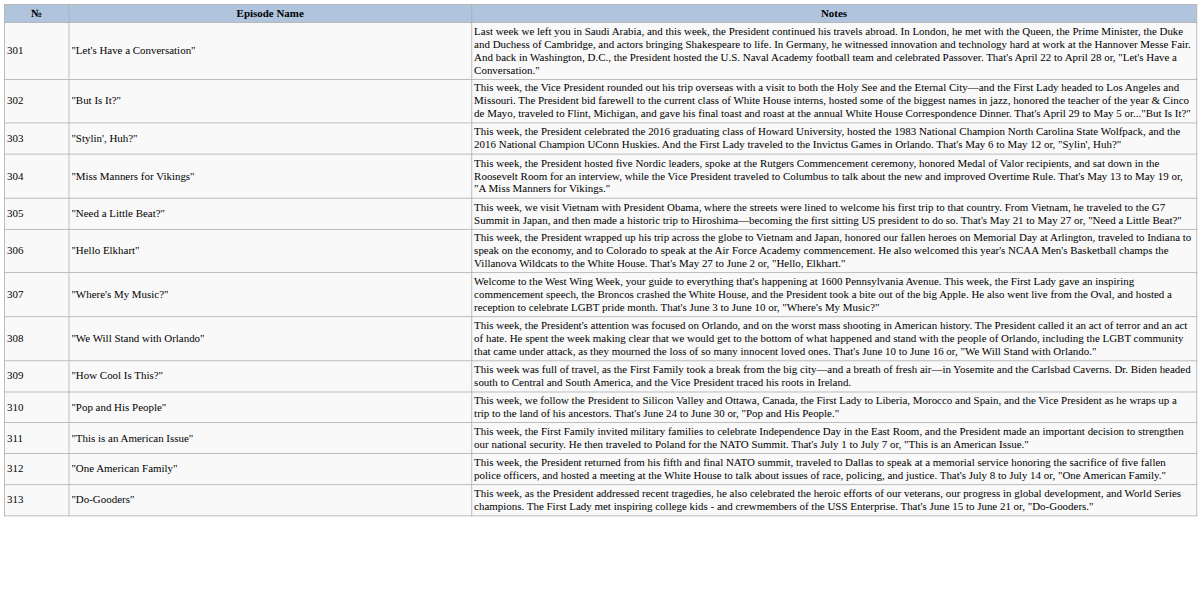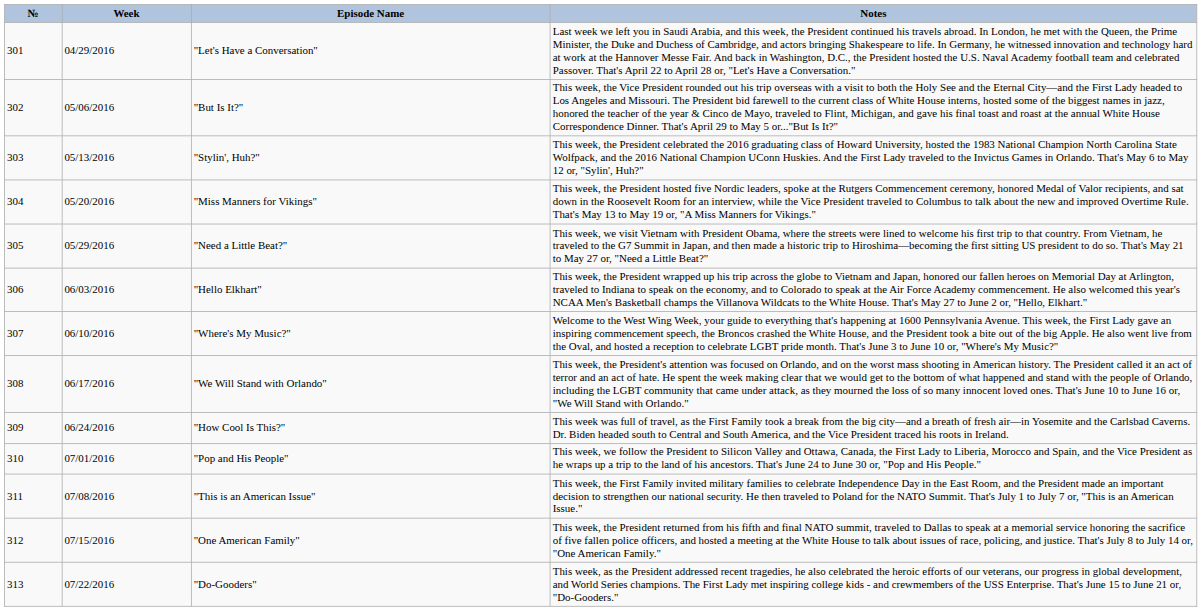+ column: (126, 13)
